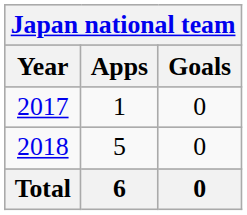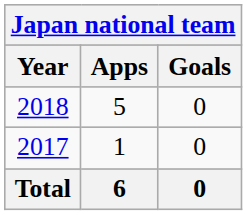rows swapped: (43, 106) <-> (43, 147)
